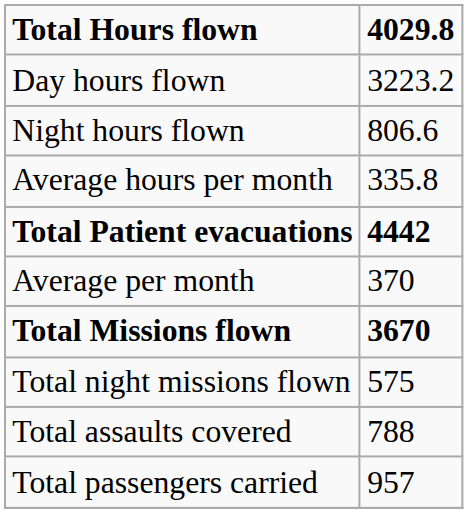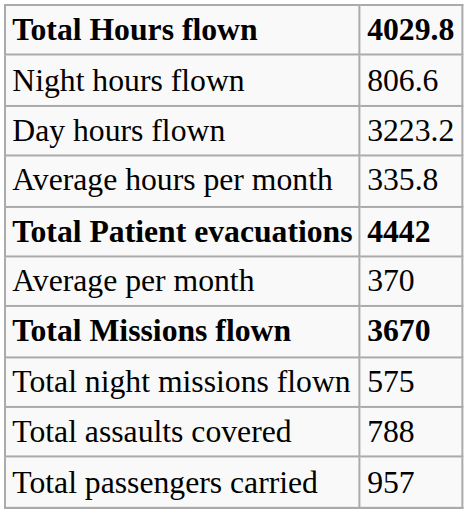rows swapped: (119, 79) <-> (128, 130)
